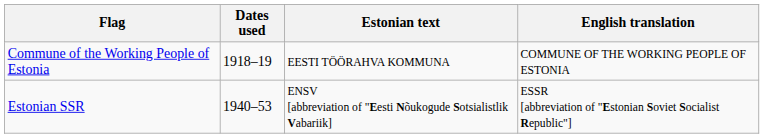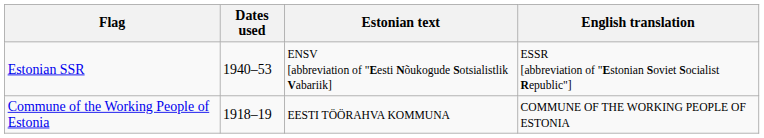rows swapped: (108, 61) <-> (46, 106)
